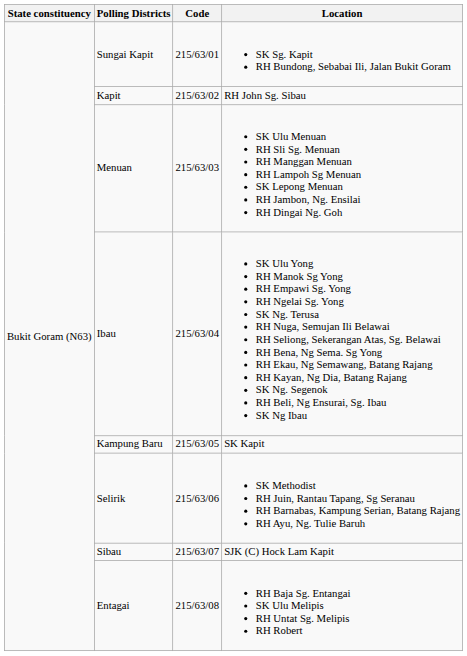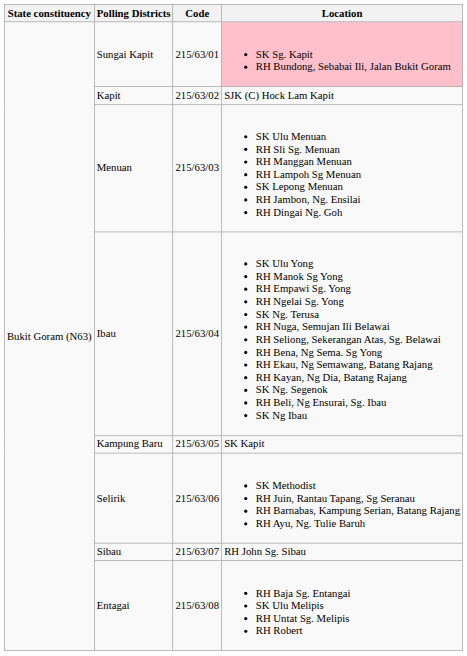(342, 60) no background -> (342, 60) pink background
(265, 95) RH John Sg. Sibau -> (279, 95) SJK (C) Hock Lam Kapit
(279, 551) SJK (C) Hock Lam Kapit -> (265, 551) RH John Sg. Sibau
